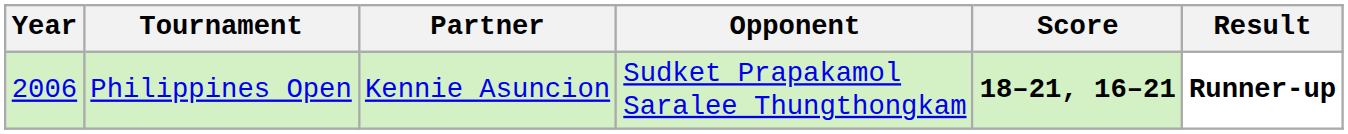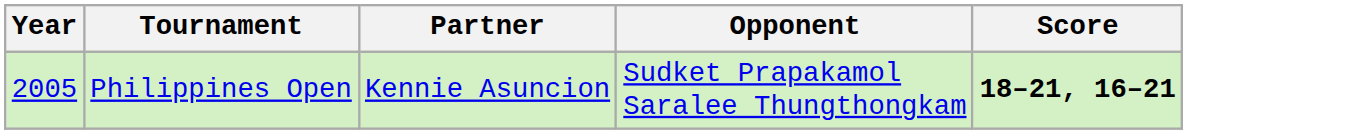- column: (1263, 28)
(44, 90) 2006 -> (44, 90) 2005
